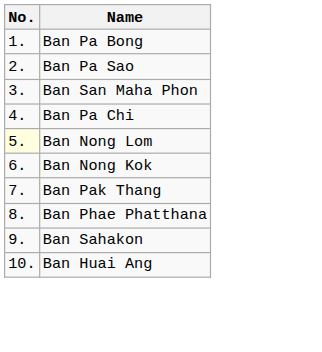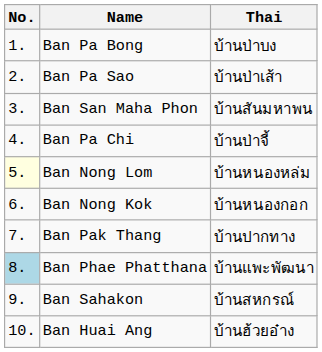+ column: (264, 17)
(17, 215) no background -> (17, 268) lightblue background
